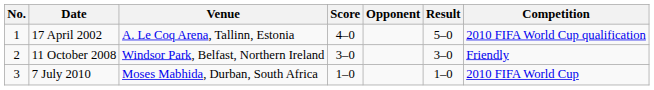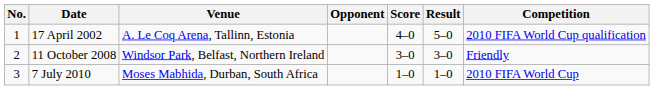columns swapped: (393, 14) <-> (345, 14)
